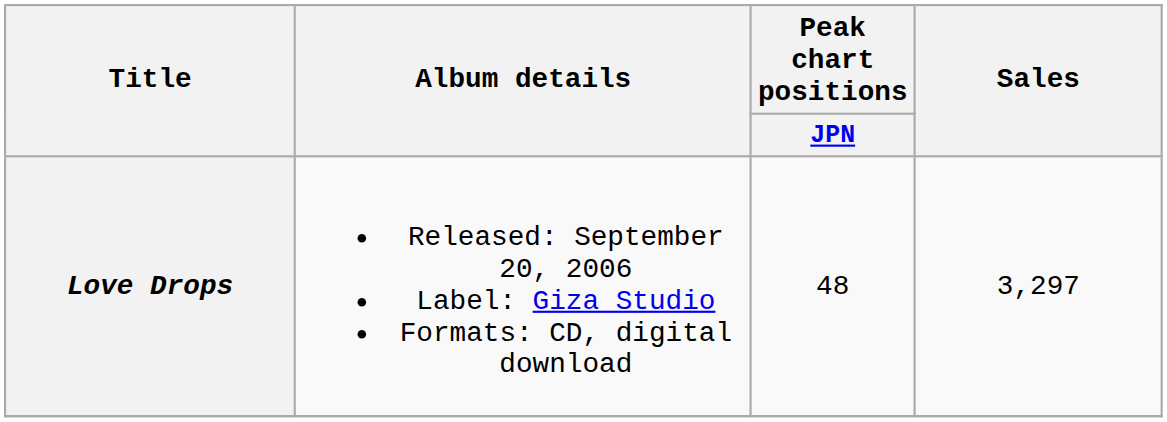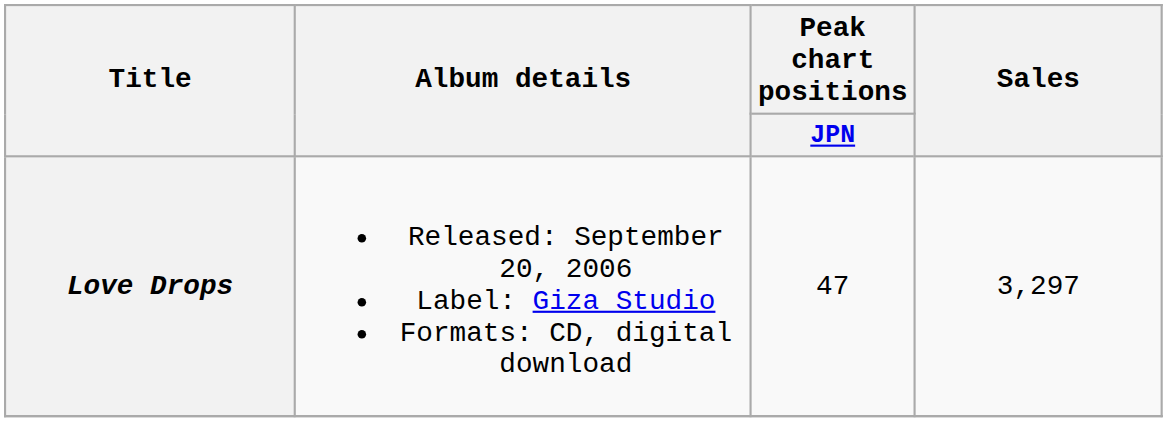(833, 286) 48 -> (833, 286) 47
